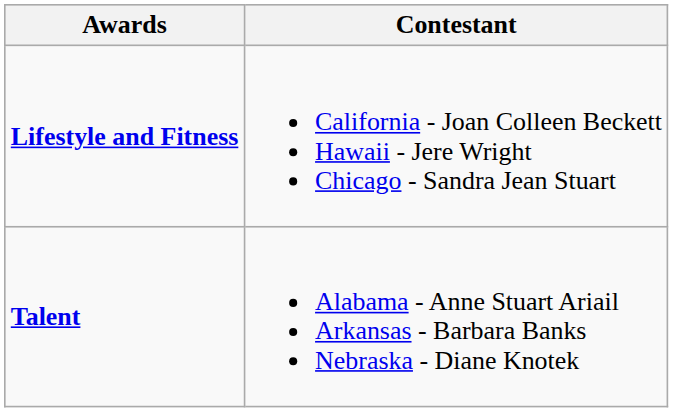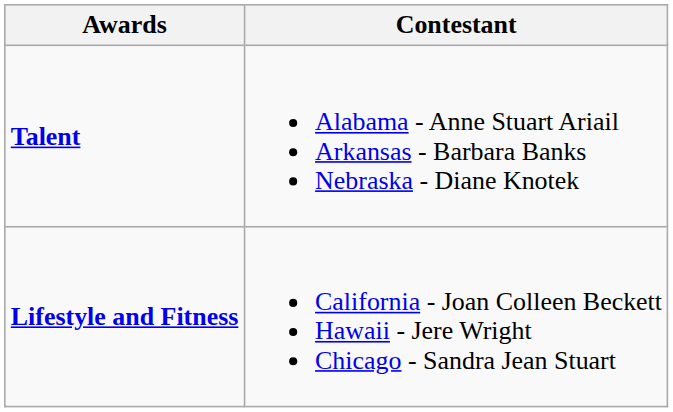rows swapped: (125, 135) <-> (46, 316)
